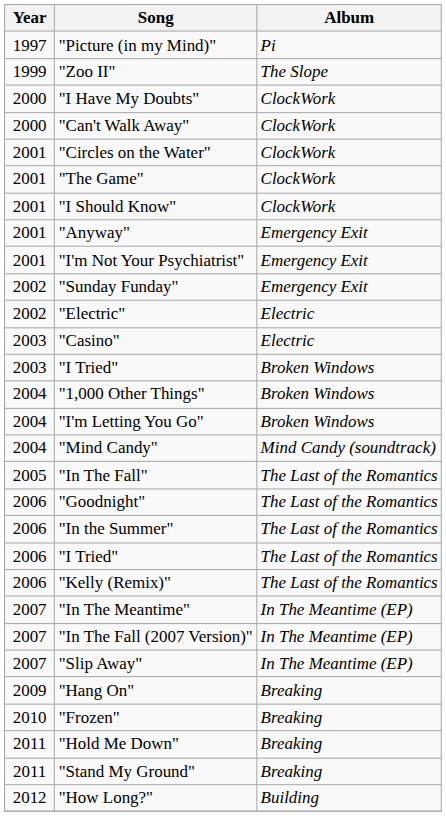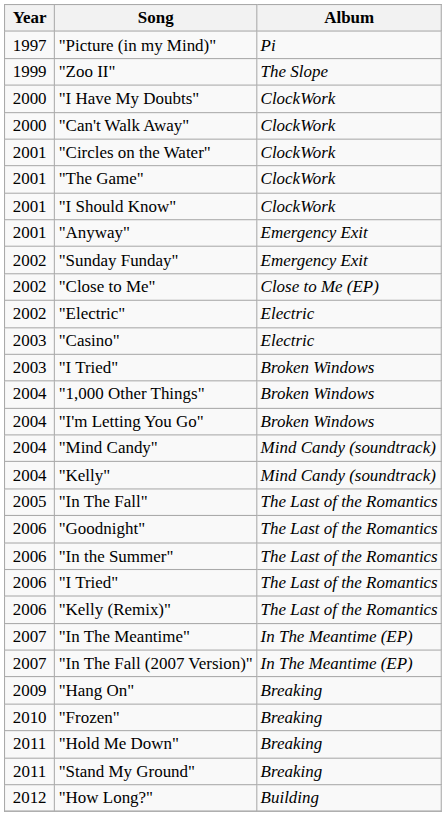- row: (30, 260)
+ row: (30, 286)
+ row: (30, 475)
- row: (30, 663)
